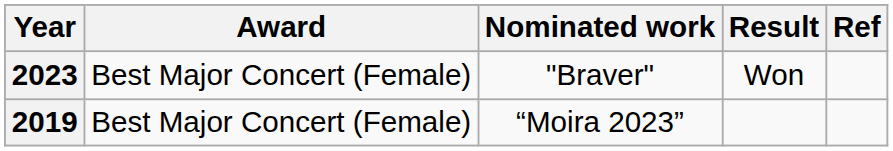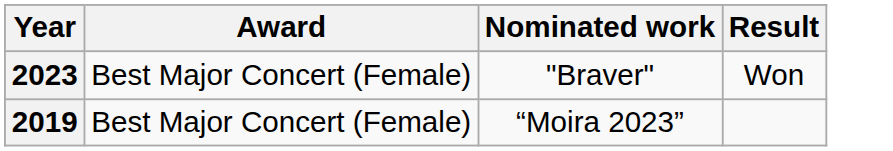- column: (857, 27)
